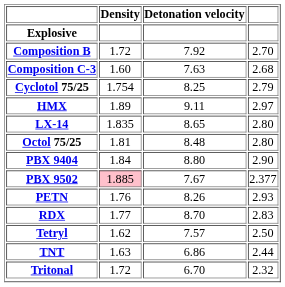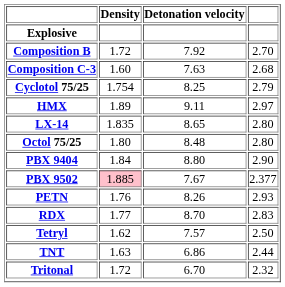(120, 142) 1.81 -> (120, 142) 1.80
